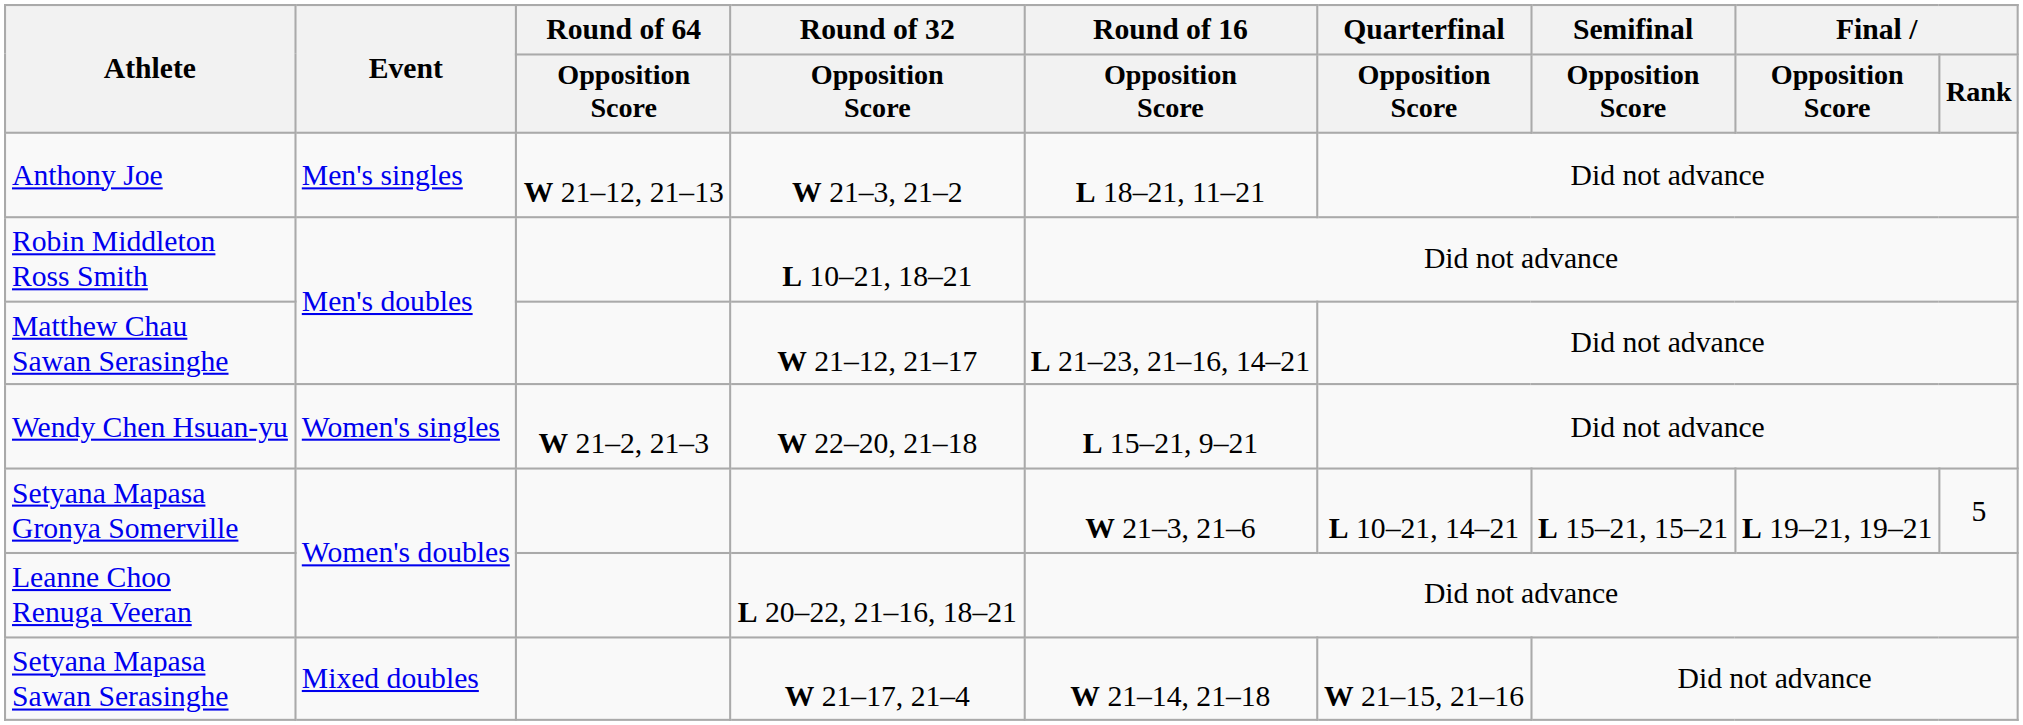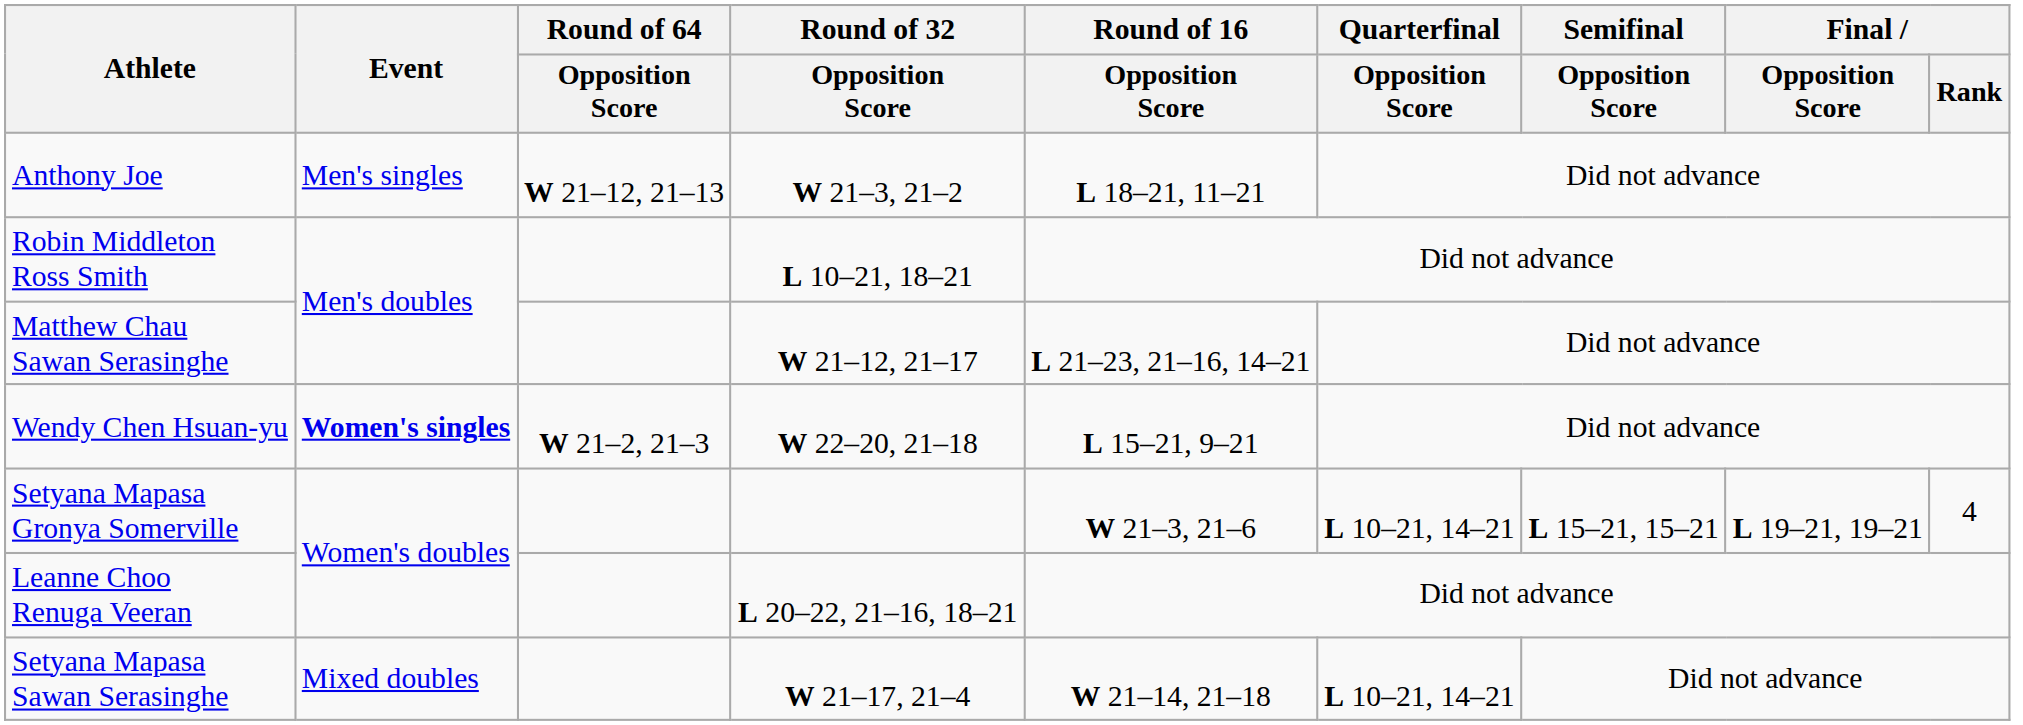(401, 426) normal -> (406, 426) bold
(1979, 510) 5 -> (1969, 510) 4
(1424, 696) W 21–15, 21–16 -> (1419, 696) L 10–21, 14–21
